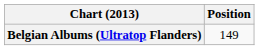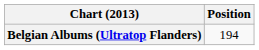(229, 34) 149 -> (229, 34) 194
